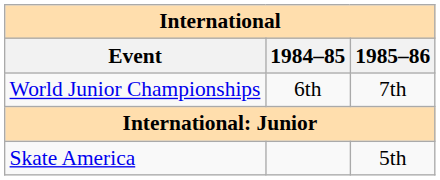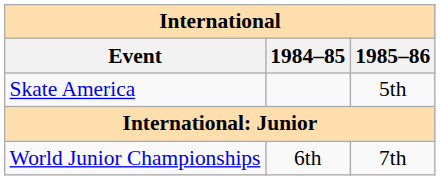rows swapped: (72, 157) <-> (135, 89)
